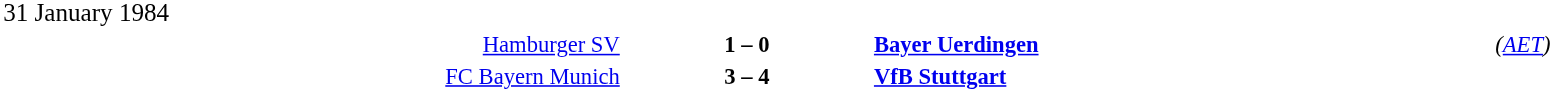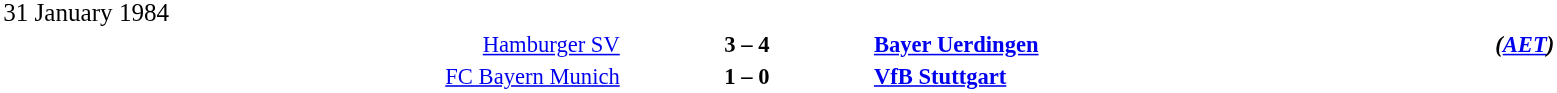(747, 44) 1 – 0 -> (747, 44) 3 – 4
(1523, 44) normal -> (1525, 44) bold
(747, 76) 3 – 4 -> (747, 76) 1 – 0
